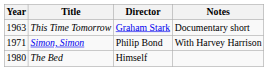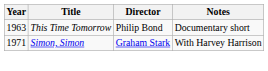(143, 27) Graham Stark -> (139, 27) Philip Bond
(139, 43) Philip Bond -> (143, 43) Graham Stark
- row: (47, 58)
